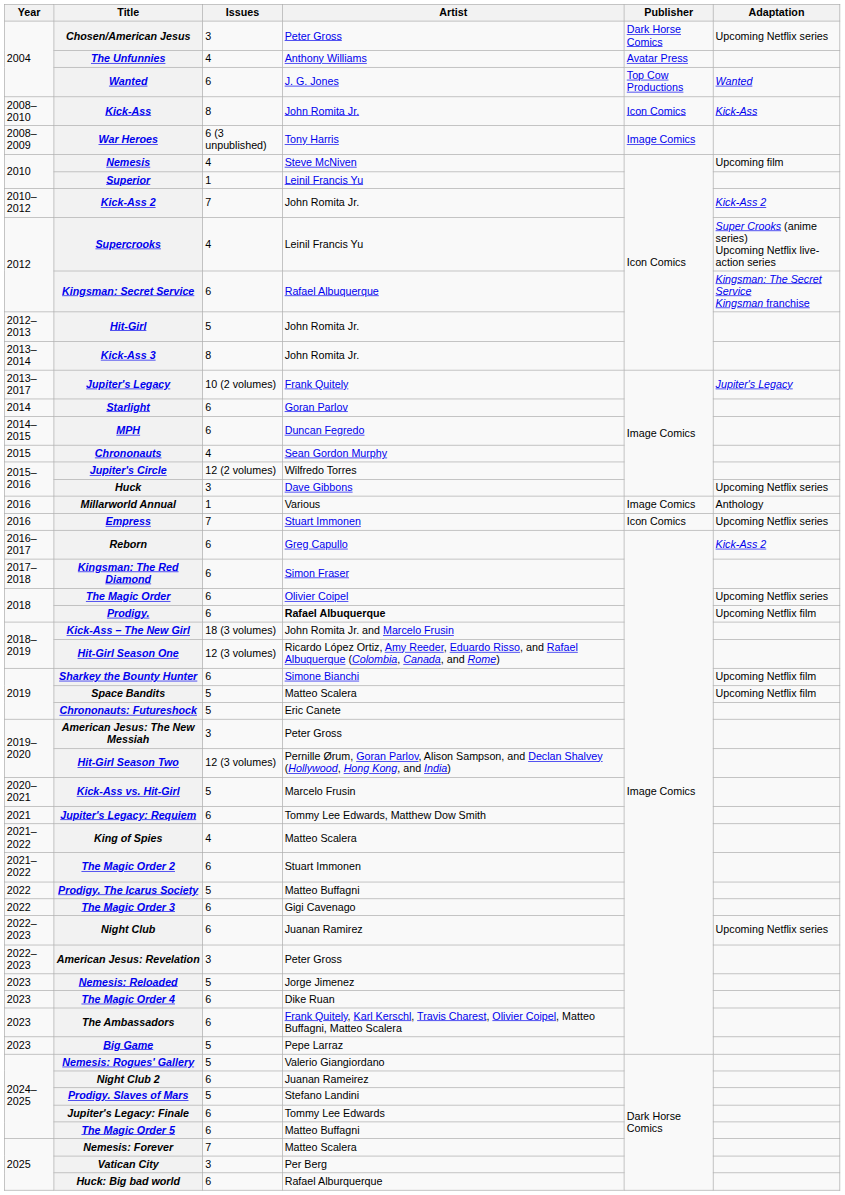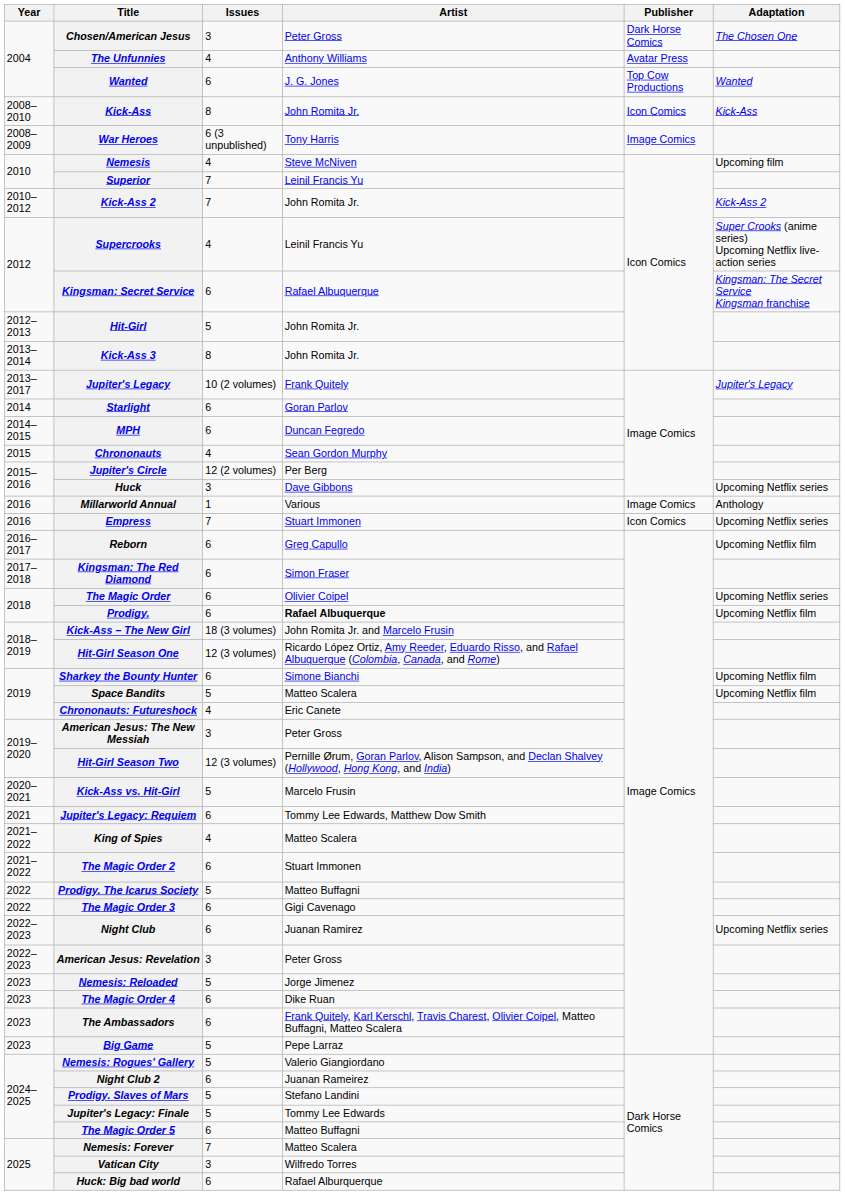(772, 36) Upcoming Netflix series -> (756, 36) The Chosen One
(208, 180) 1 -> (208, 180) 7
(321, 470) Wilfredo Torres -> (306, 470) Per Berg
(741, 544) Kick-Ass 2 -> (766, 544) Upcoming Netflix film
(208, 711) 5 -> (208, 711) 4
(208, 1113) 6 -> (208, 1113) 5
(306, 1164) Per Berg -> (321, 1164) Wilfredo Torres
